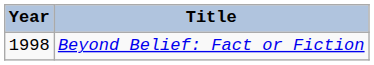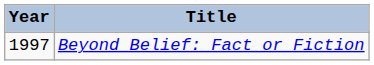(29, 46) 1998 -> (29, 46) 1997
